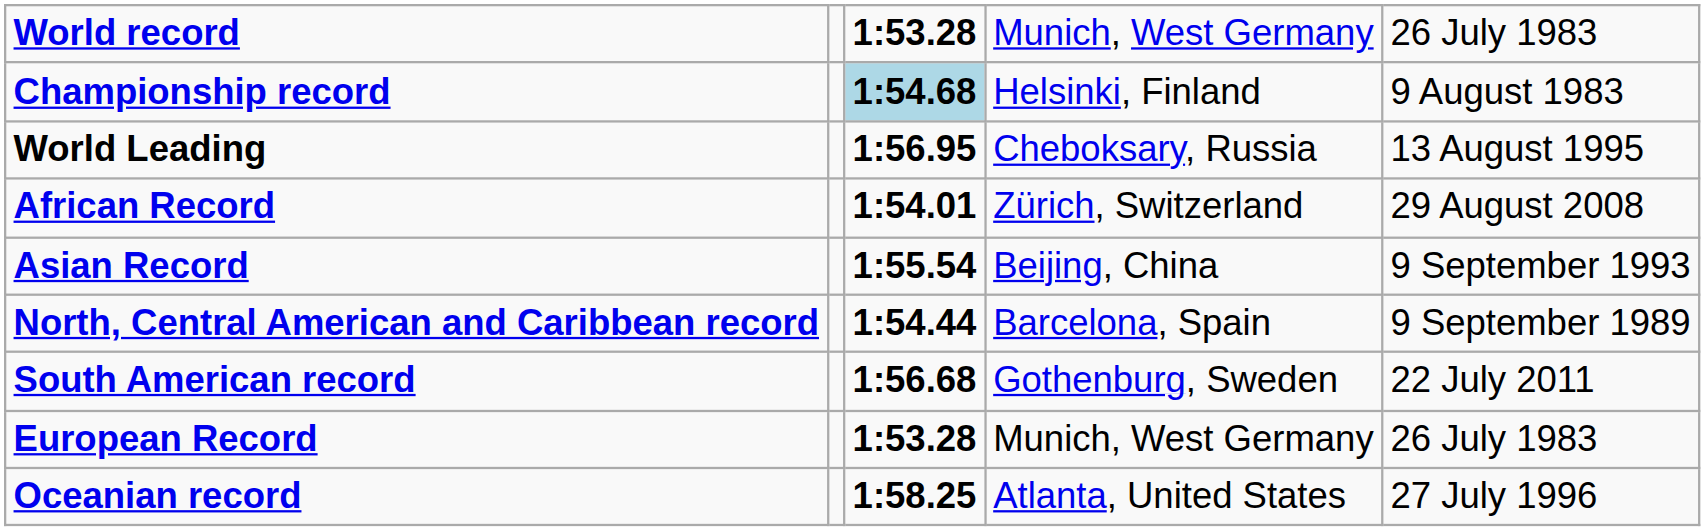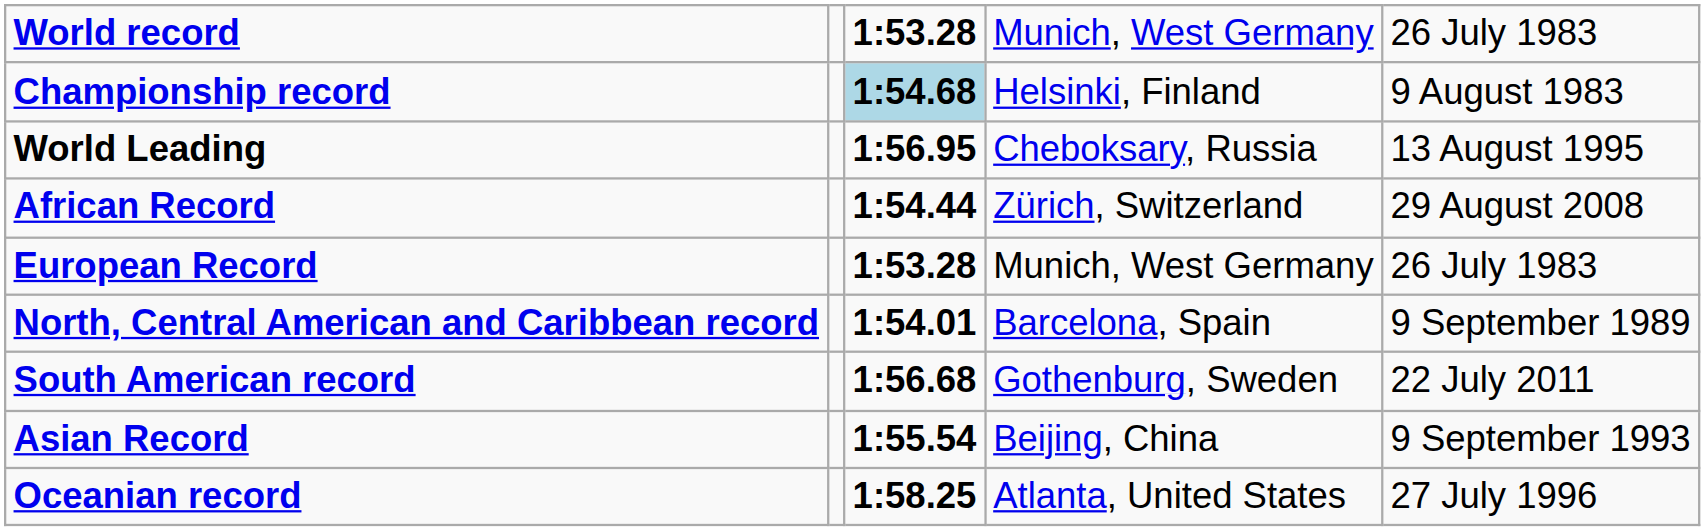(914, 206) 1:54.01 -> (914, 206) 1:54.44
rows swapped: (131, 264) <-> (166, 438)
(914, 322) 1:54.44 -> (914, 322) 1:54.01
